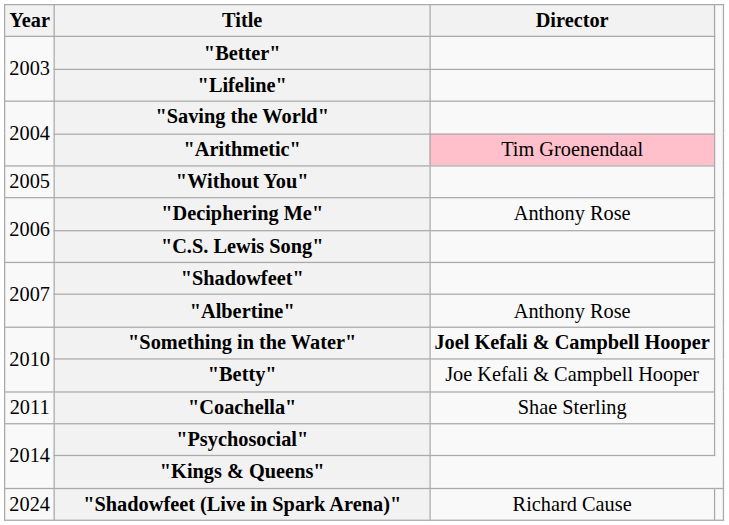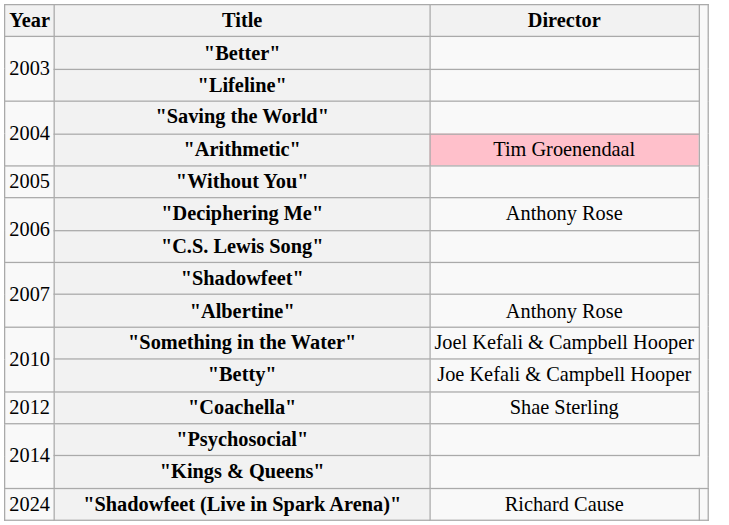(572, 342) bold -> (564, 342) normal
(30, 407) 2011 -> (30, 407) 2012
